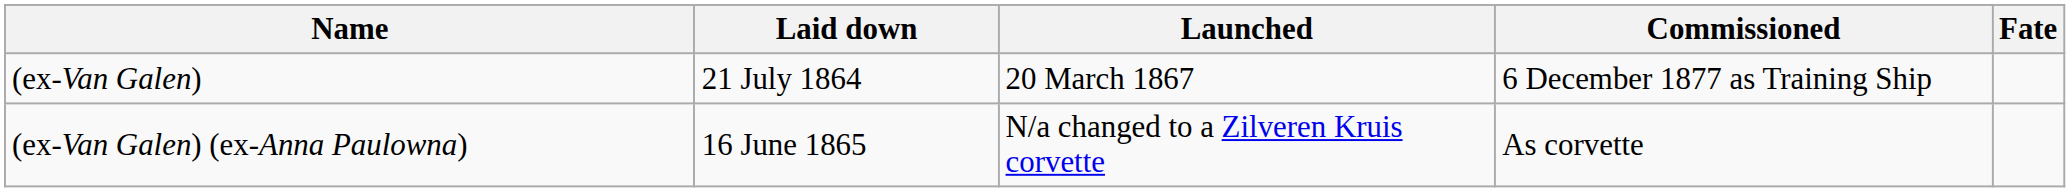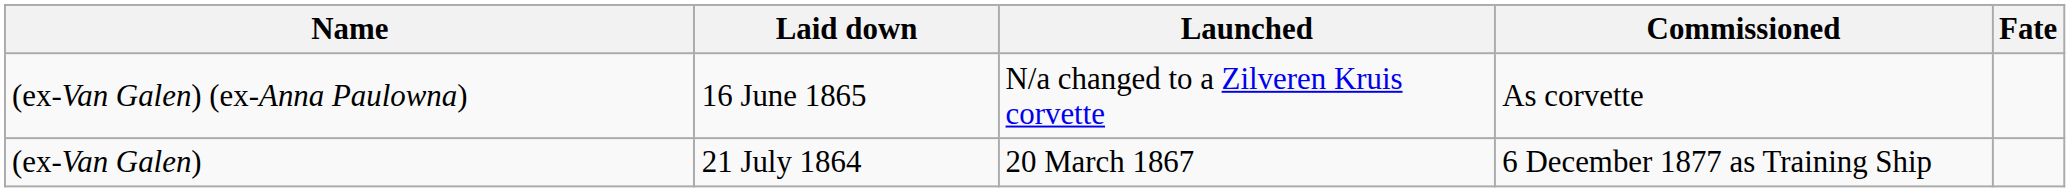rows swapped: (107, 77) <-> (240, 144)
